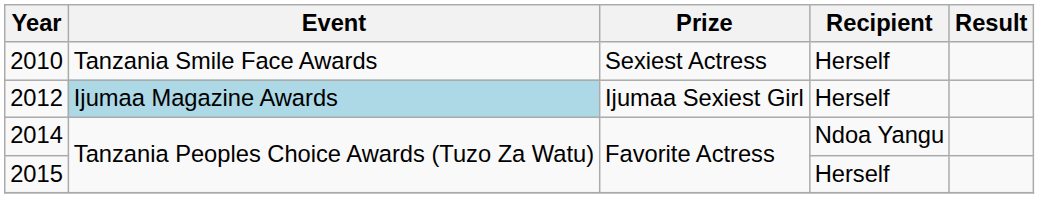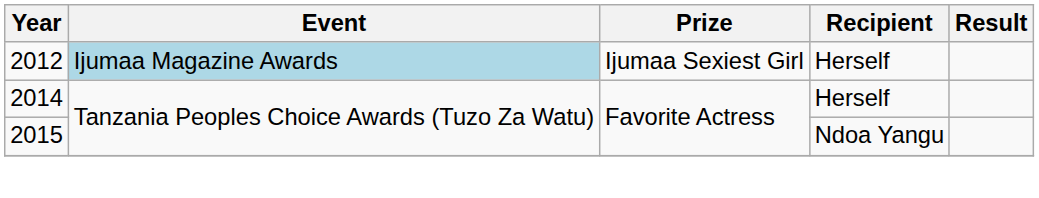- row: (37, 60)
(879, 135) Ndoa Yangu -> (852, 98) Herself
(852, 173) Herself -> (879, 135) Ndoa Yangu
